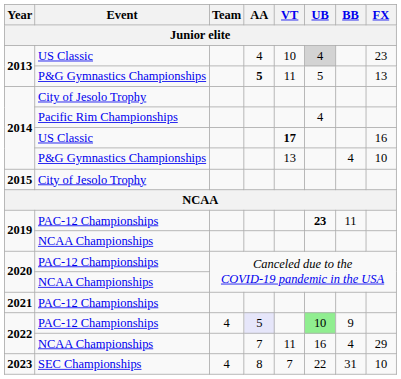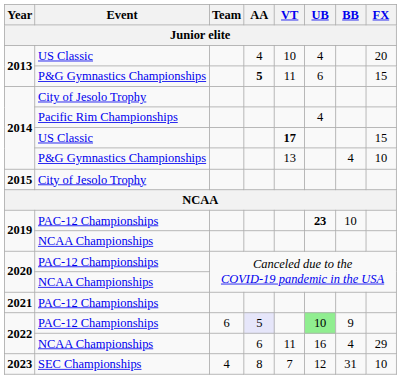(320, 56) lightgrey background -> (320, 56) no background
(381, 56) 23 -> (381, 56) 20
(320, 76) 5 -> (320, 76) 6
(381, 76) 13 -> (381, 76) 15
(381, 138) 16 -> (381, 138) 15
(351, 220) 11 -> (351, 220) 10
(227, 323) 4 -> (227, 323) 6
(259, 343) 7 -> (259, 343) 6
(320, 364) 22 -> (320, 364) 12
